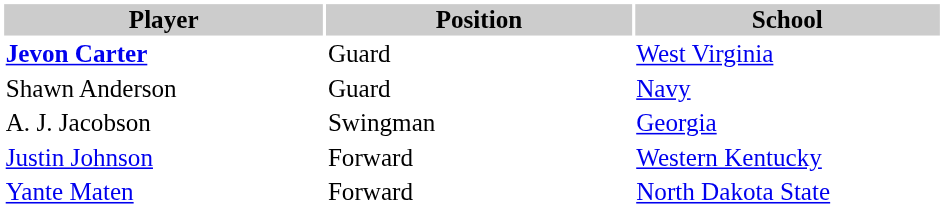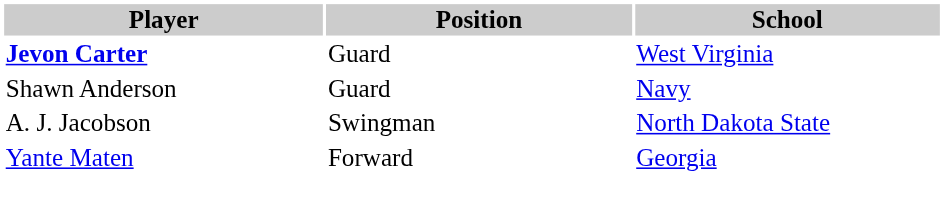(676, 123) Georgia -> (733, 123) North Dakota State
- row: (79, 157)
(733, 192) North Dakota State -> (676, 157) Georgia
